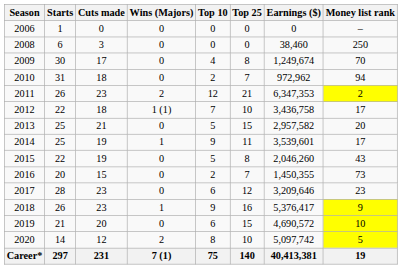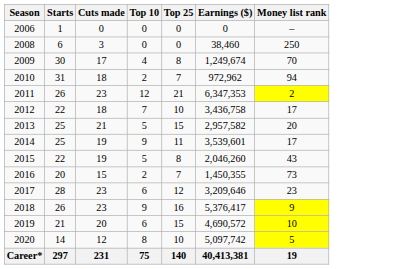- column: (161, 12)
